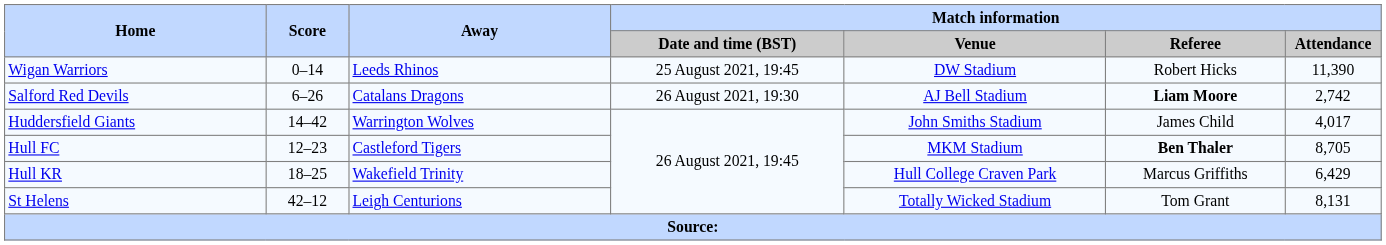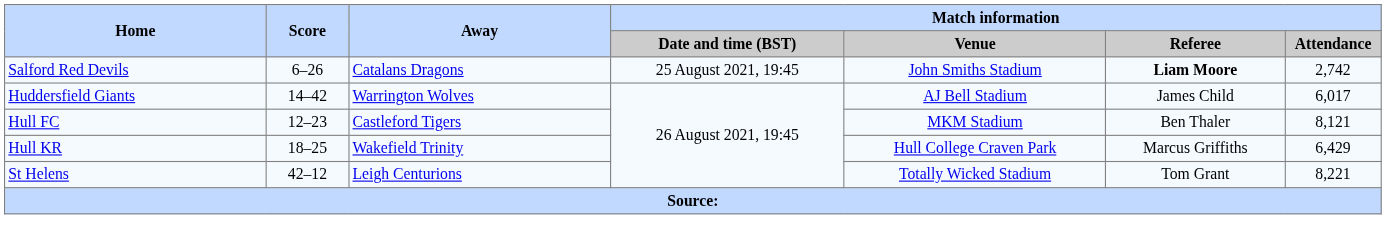- row: (58, 69)
(727, 96) 26 August 2021, 19:30 -> (727, 69) 25 August 2021, 19:45
(975, 96) AJ Bell Stadium -> (975, 69) John Smiths Stadium
(975, 122) John Smiths Stadium -> (975, 96) AJ Bell Stadium
(1333, 122) 4,017 -> (1333, 96) 6,017
(1195, 148) bold -> (1195, 122) normal
(1333, 148) 8,705 -> (1333, 122) 8,121
(1333, 200) 8,131 -> (1333, 174) 8,221
